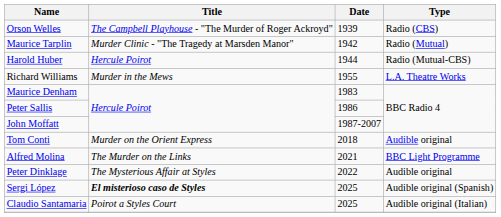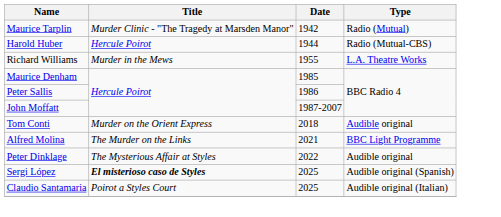- row: (34, 28)
(347, 92) 1983 -> (308, 76) 1985
